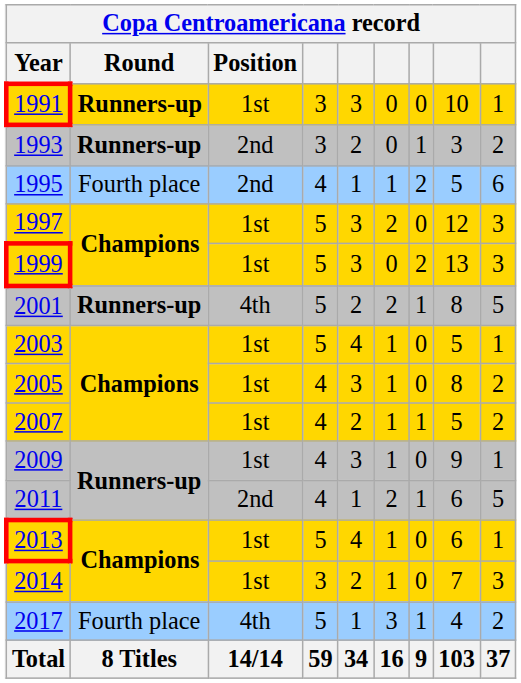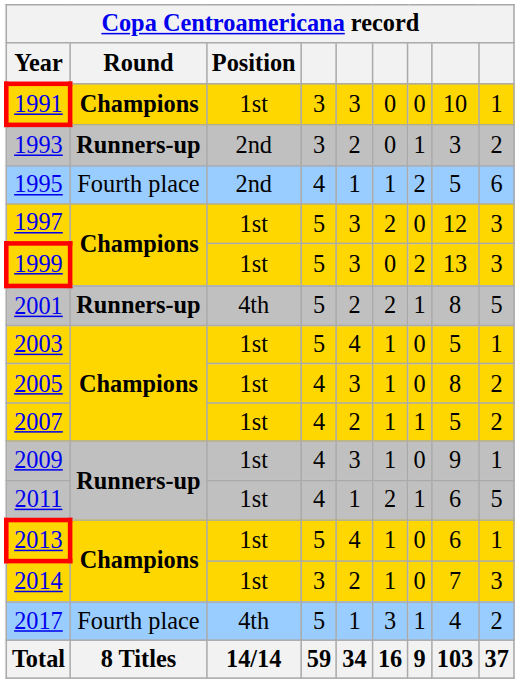(140, 103) Runners-up -> (139, 103) Champions
(255, 499) 2nd -> (254, 499) 1st
